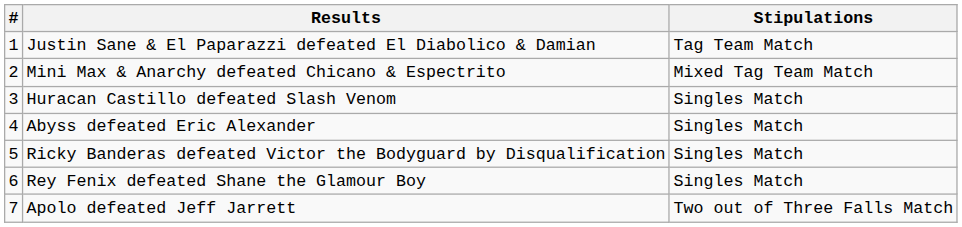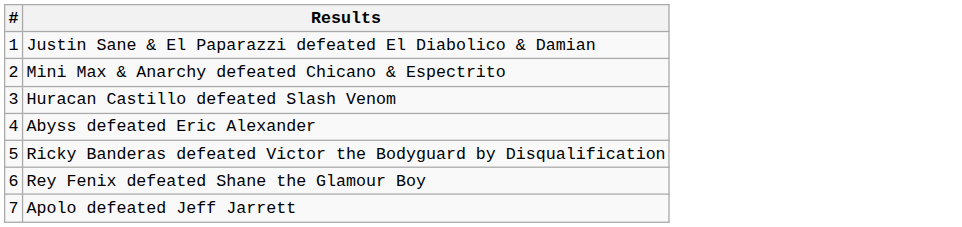- column: (813, 18)
